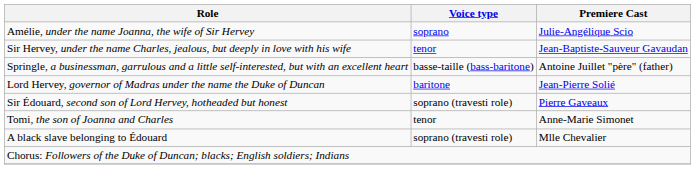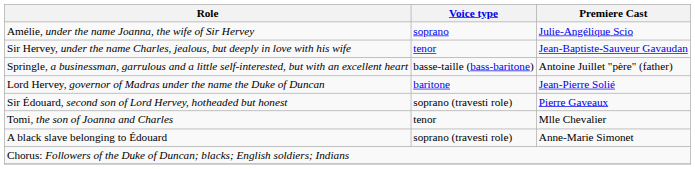(586, 119) Anne-Marie Simonet -> (573, 119) Mlle Chevalier
(573, 137) Mlle Chevalier -> (586, 137) Anne-Marie Simonet
